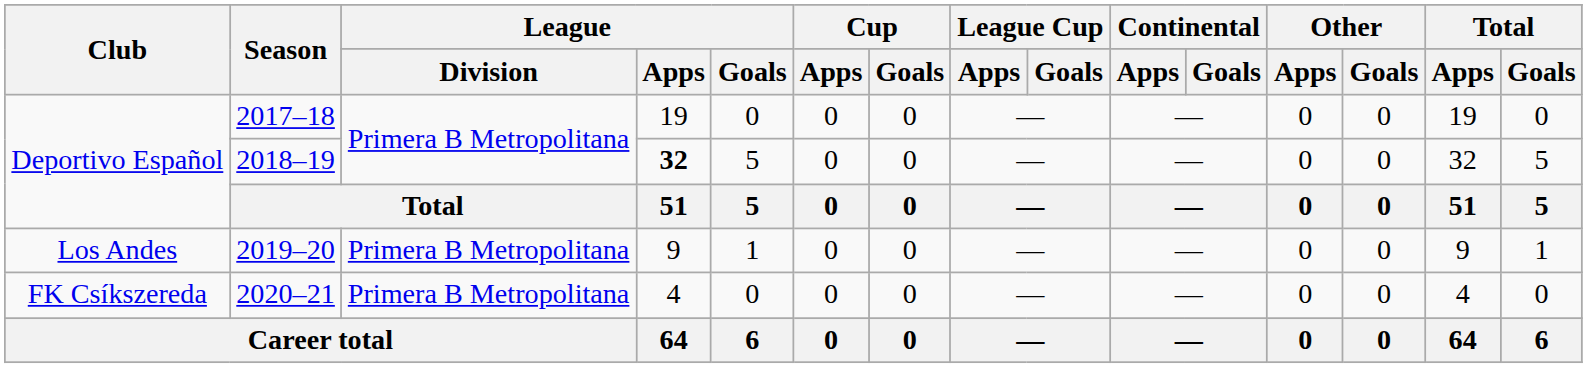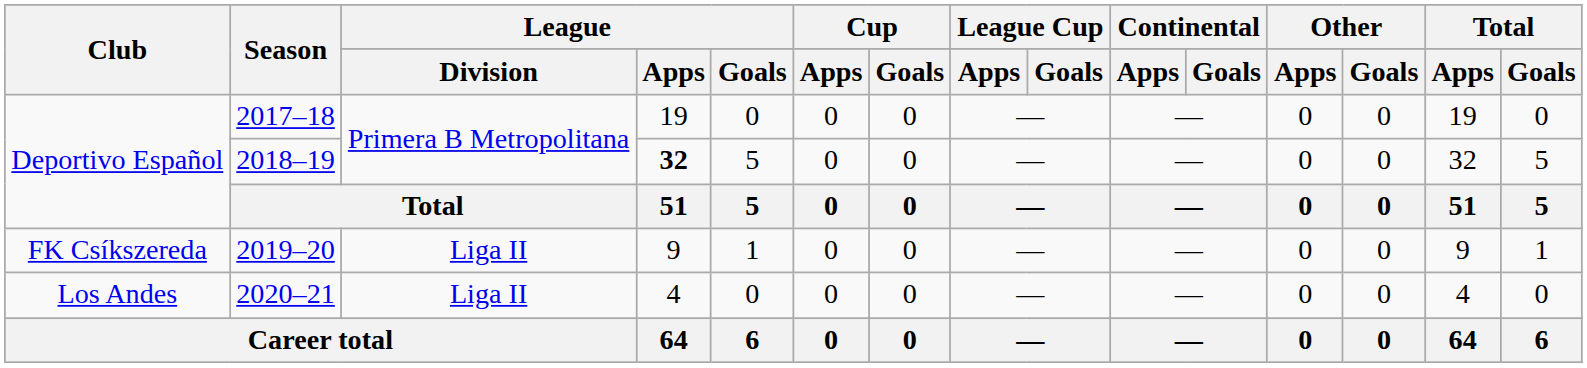(117, 250) Los Andes -> (117, 250) FK Csíkszereda
(489, 250) Primera B Metropolitana -> (489, 250) Liga II
(117, 294) FK Csíkszereda -> (117, 294) Los Andes
(489, 294) Primera B Metropolitana -> (489, 294) Liga II
